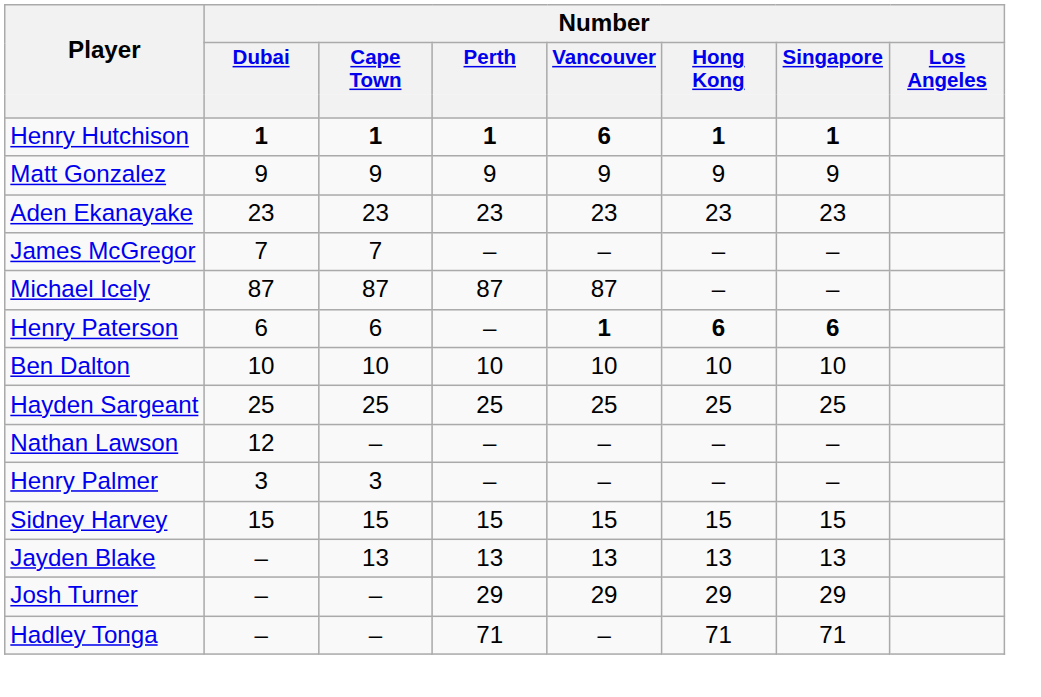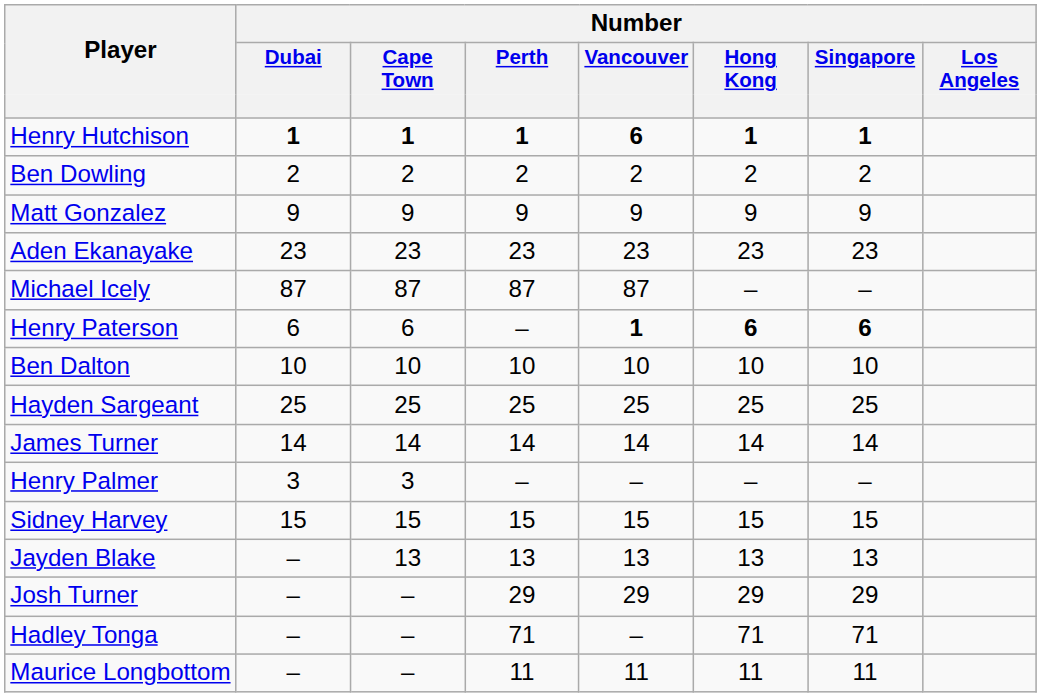+ row: (78, 174)
- row: (103, 251)
- row: (94, 443)
+ row: (84, 443)
+ row: (120, 672)
